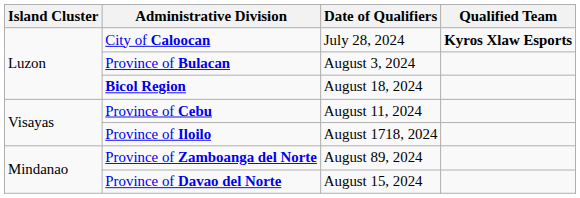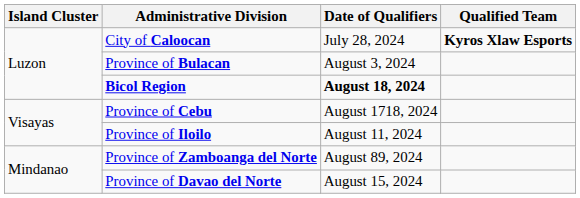(373, 87) normal -> (374, 87) bold
(373, 110) August 11, 2024 -> (381, 110) August 1718, 2024
(381, 134) August 1718, 2024 -> (373, 134) August 11, 2024
